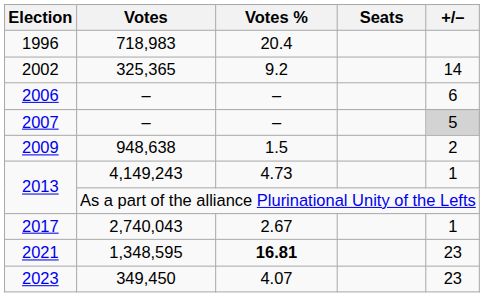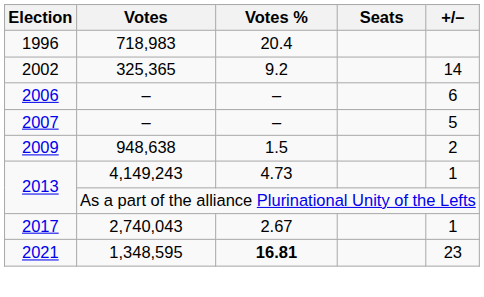(453, 122) lightgrey background -> (453, 122) no background
- row: (40, 278)
